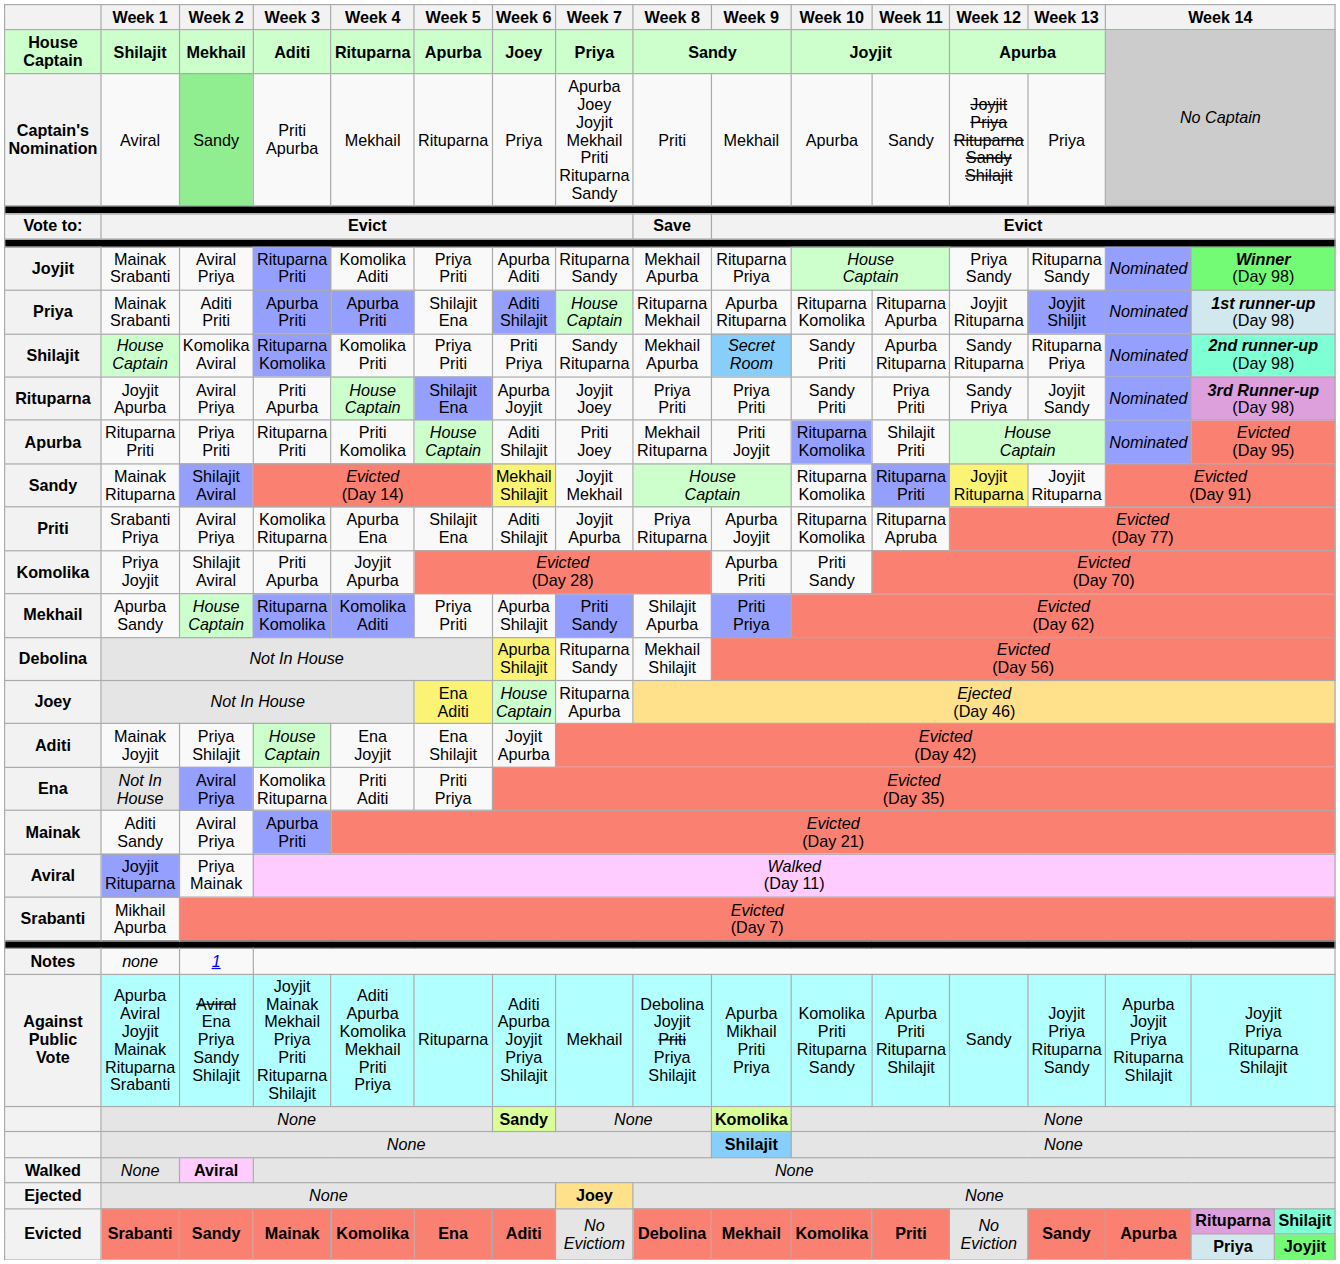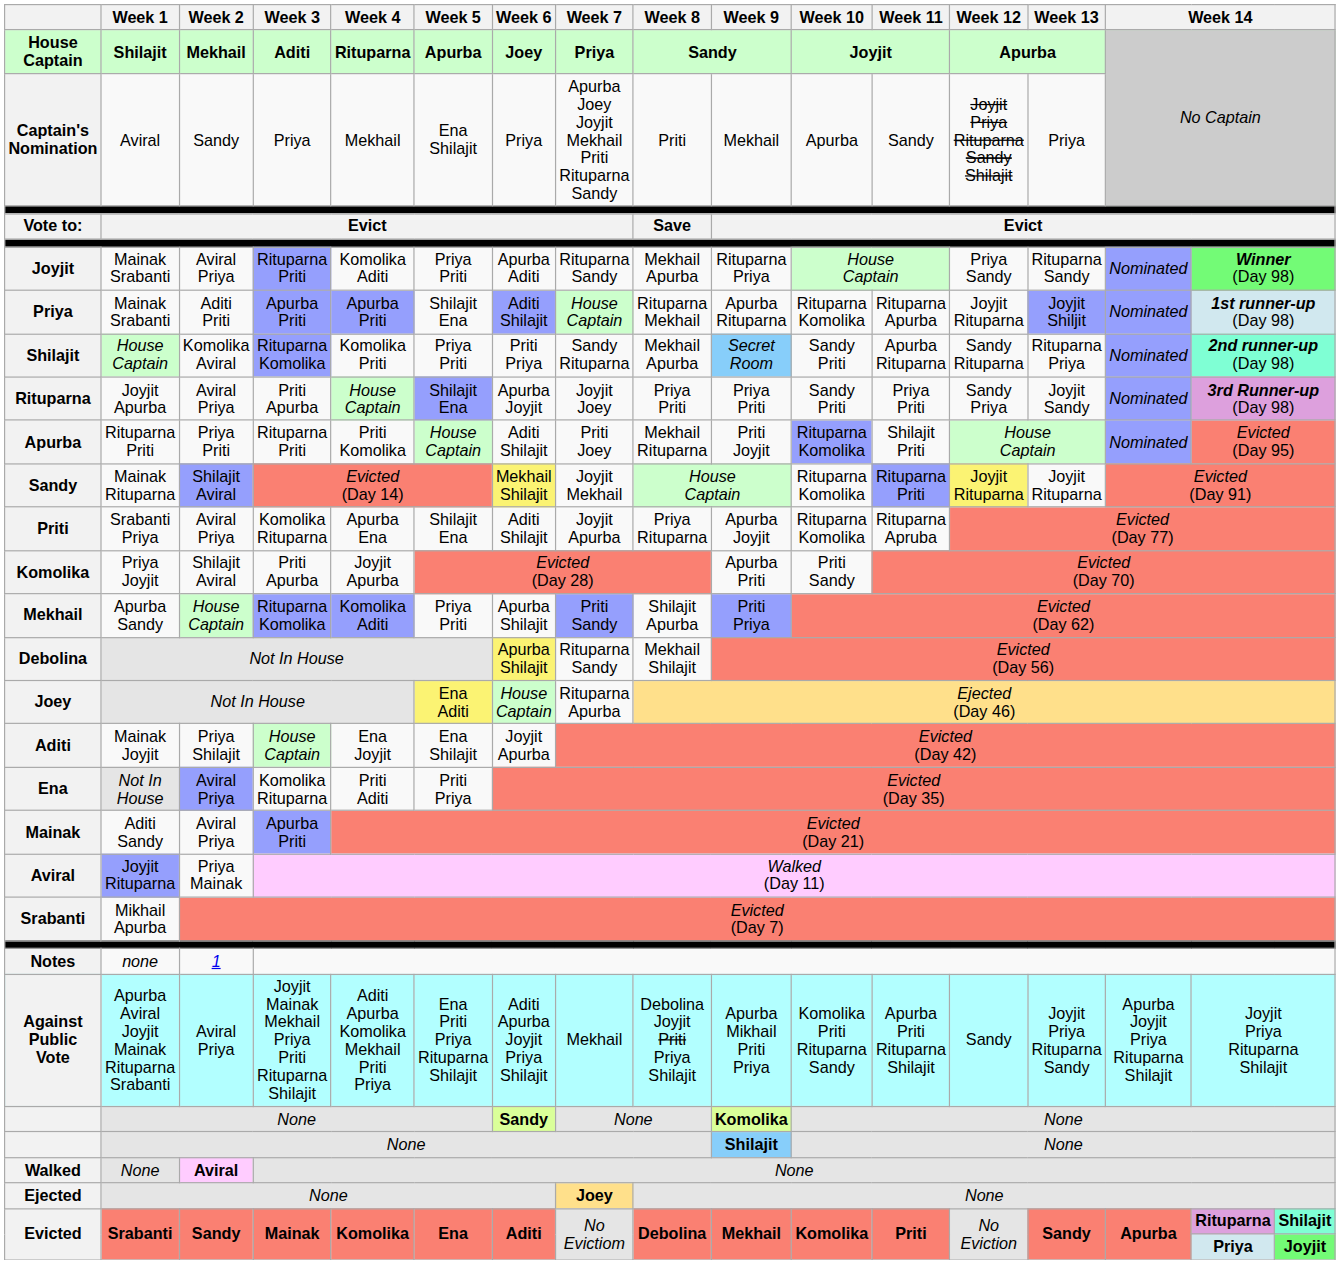(216, 139) lightgreen background -> (216, 139) no background
(292, 139) Priti Apurba -> (292, 139) Priya
(453, 139) Rituparna -> (453, 139) Ena Shilajit
(216, 1040) Aviral Ena Priya Sandy Shilajit -> (216, 1040) Aviral Priya
(453, 1040) Rituparna -> (453, 1040) Ena Priti Priya Rituparna Shilajit
